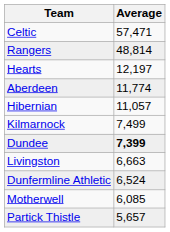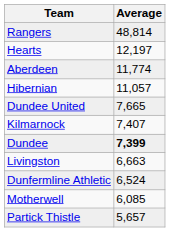- row: (22, 32)
+ row: (46, 106)
(131, 124) 7,499 -> (131, 124) 7,407
